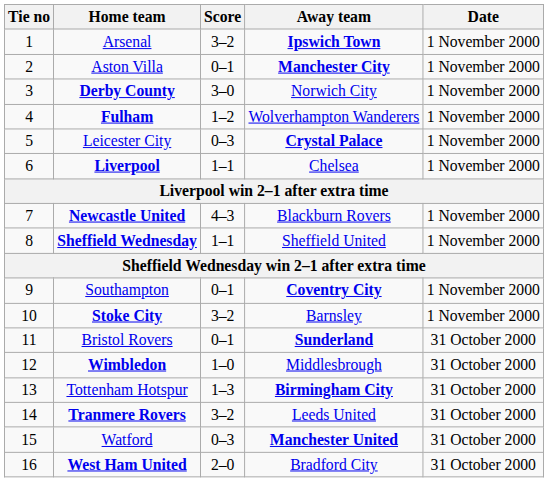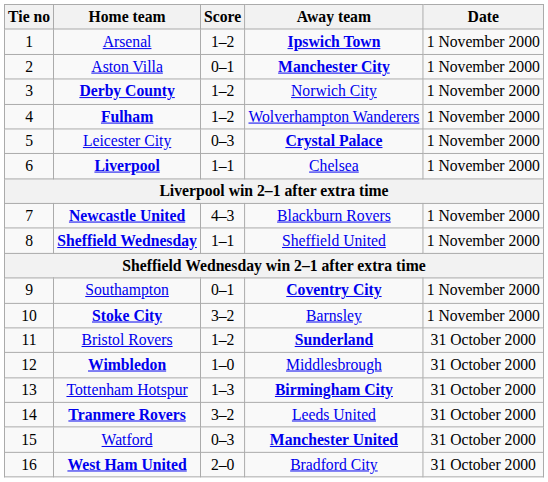(223, 41) 3–2 -> (223, 41) 1–2
(223, 91) 3–0 -> (223, 91) 1–2
(223, 340) 0–1 -> (223, 340) 1–2
